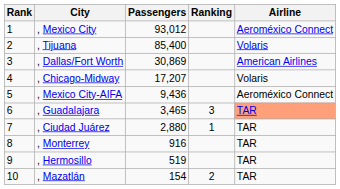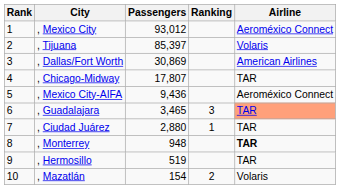(170, 46) 85,400 -> (170, 46) 85,397
(170, 78) 17,207 -> (170, 78) 17,807
(252, 78) Volaris -> (247, 78) TAR
(178, 144) 916 -> (178, 144) 948
(247, 144) normal -> (247, 144) bold
(247, 177) TAR -> (252, 177) Volaris
